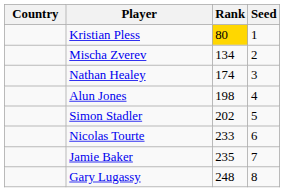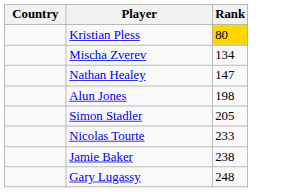- column: (264, 14)
(225, 75) 174 -> (225, 75) 147
(225, 116) 202 -> (225, 116) 205
(225, 156) 235 -> (225, 156) 238
